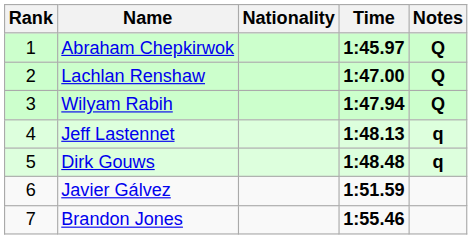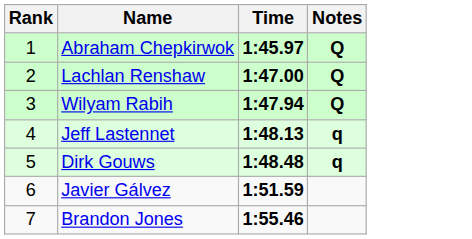- column: (289, 18)
